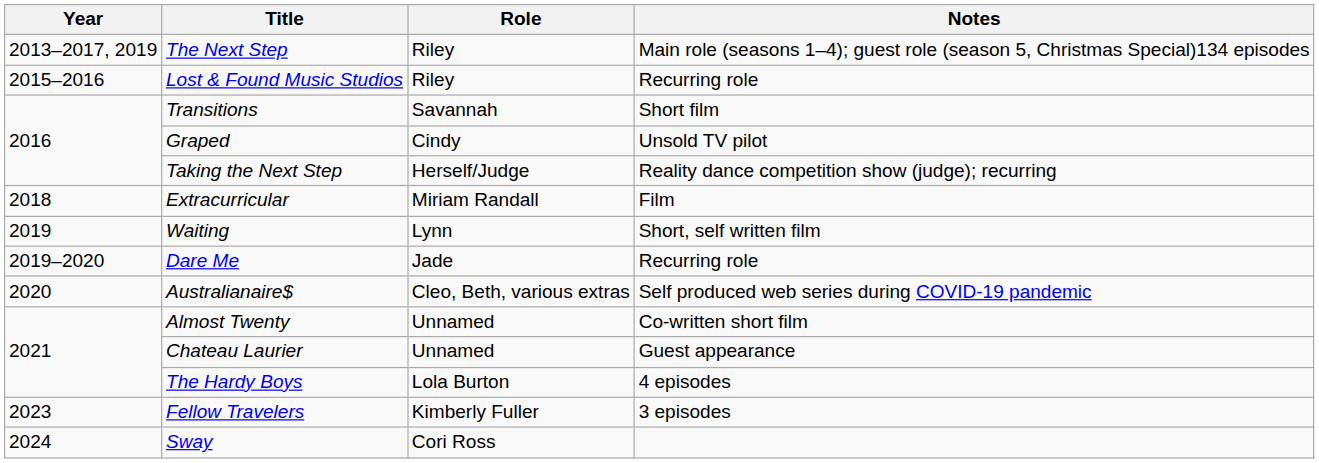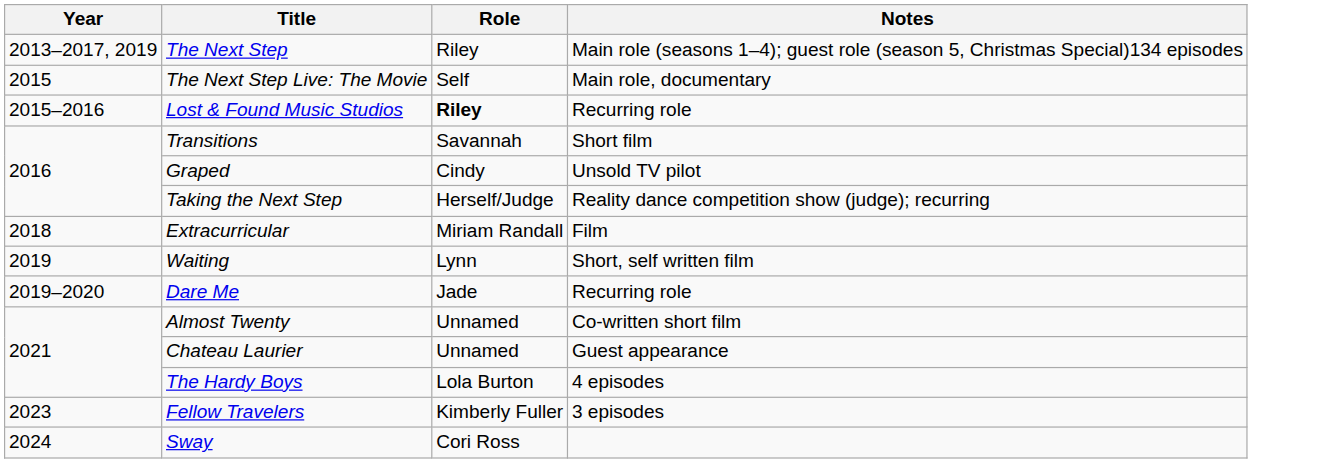+ row: (297, 79)
(433, 79) normal -> (459, 110) bold
- row: (230, 291)
